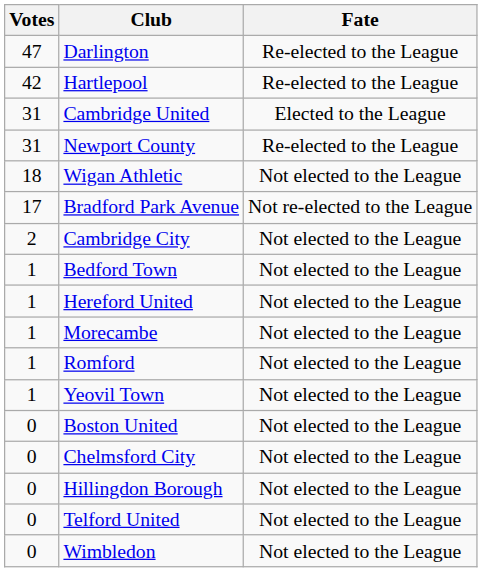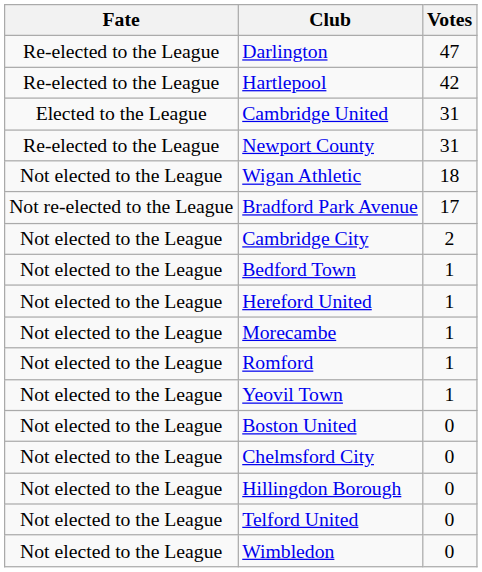columns swapped: (32, 20) <-> (360, 20)
